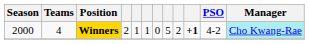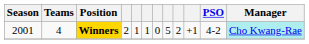(23, 30) 2000 -> (23, 30) 2001
(192, 30) bold -> (192, 30) normal
